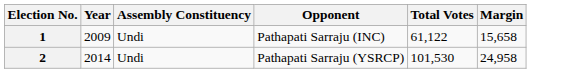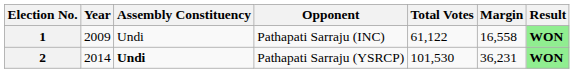+ column: (548, 15)
(499, 36) 15,658 -> (499, 36) 16,558
(130, 57) normal -> (131, 57) bold
(499, 57) 24,958 -> (499, 57) 36,231
